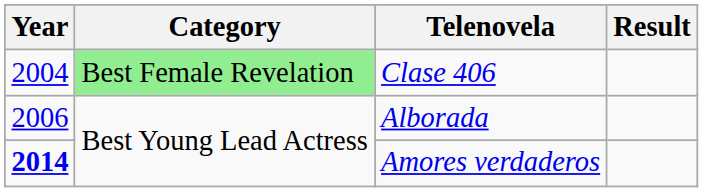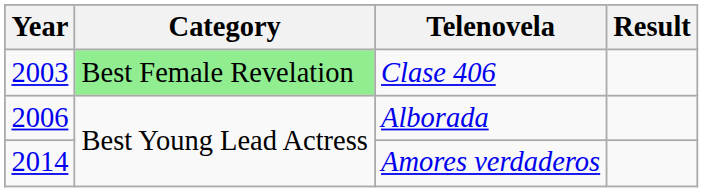(40, 72) 2004 -> (40, 72) 2003
(40, 162) bold -> (40, 162) normal
